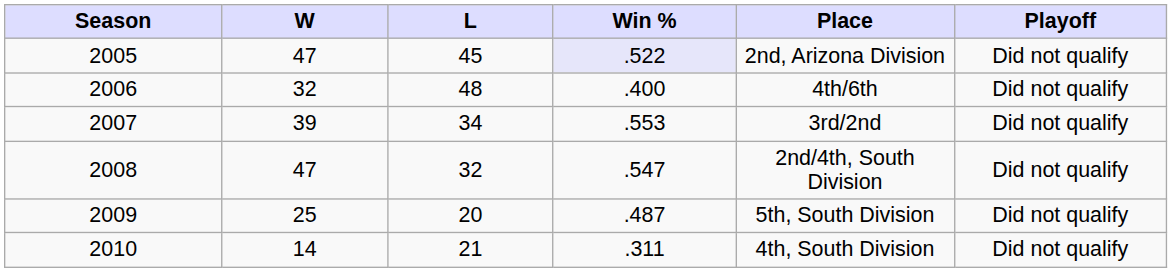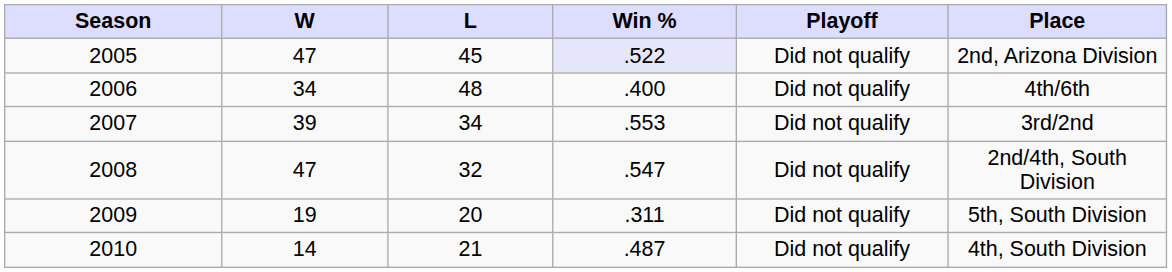columns swapped: (845, 21) <-> (1060, 21)
(305, 89) 32 -> (305, 89) 34
(305, 215) 25 -> (305, 215) 19
(645, 215) .487 -> (645, 215) .311
(645, 249) .311 -> (645, 249) .487
